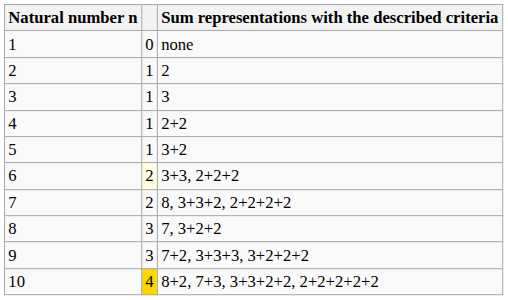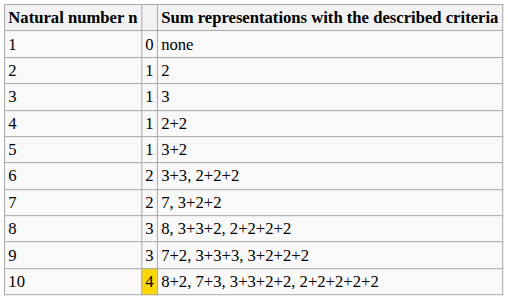(149, 176) lightyellow background -> (149, 176) no background
(226, 202) 8, 3+3+2, 2+2+2+2 -> (191, 202) 7, 3+2+2
(191, 228) 7, 3+2+2 -> (226, 228) 8, 3+3+2, 2+2+2+2
